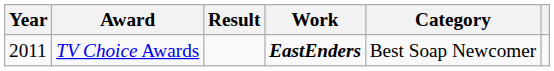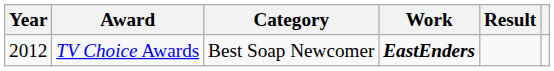columns swapped: (453, 19) <-> (234, 19)
(28, 50) 2011 -> (28, 50) 2012
